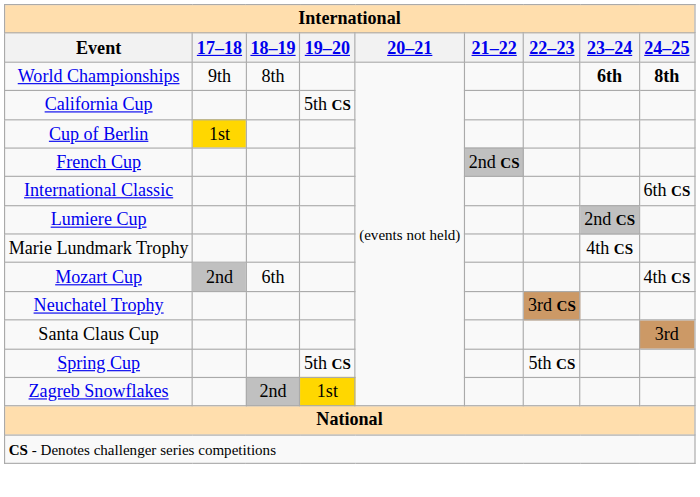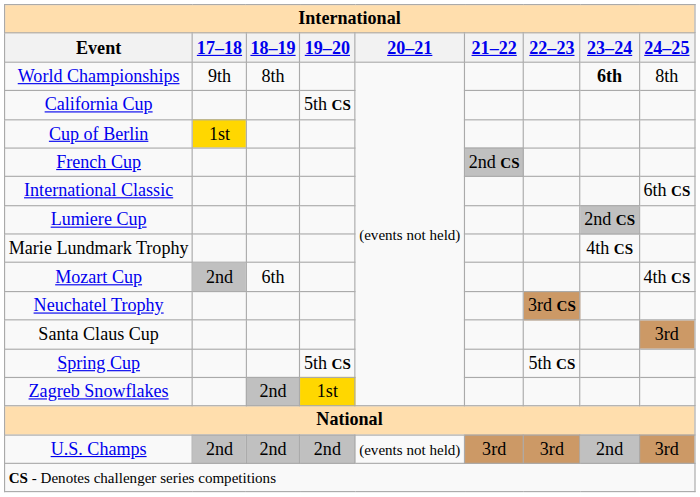(667, 76) bold -> (667, 76) normal
+ row: (99, 448)
